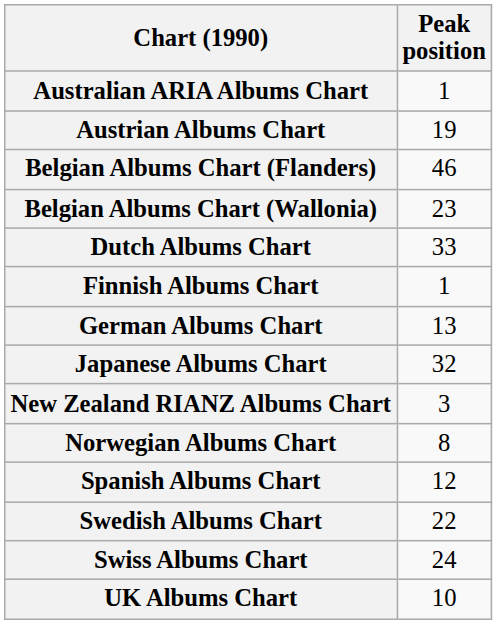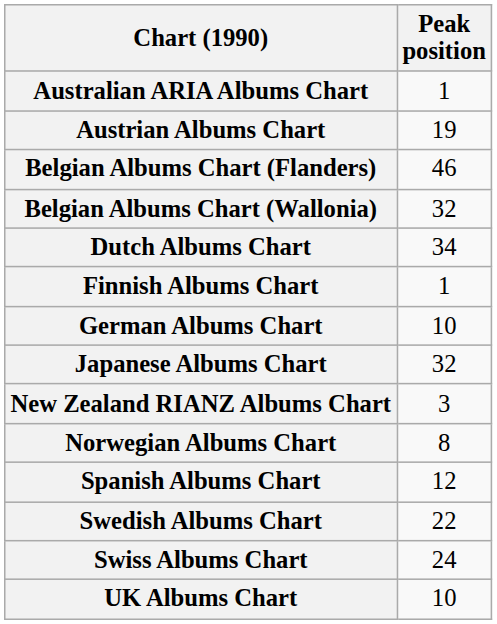(444, 208) 23 -> (444, 208) 32
(444, 247) 33 -> (444, 247) 34
(444, 325) 13 -> (444, 325) 10
